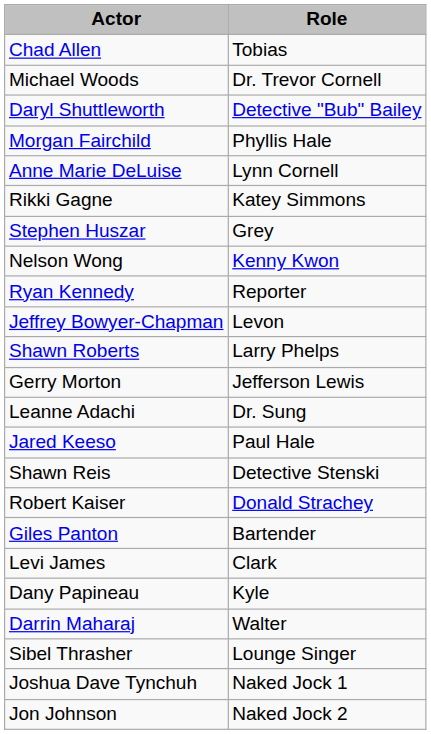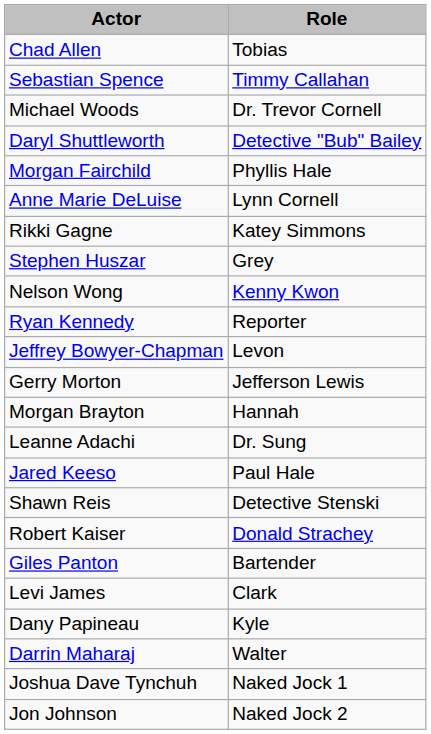+ row: (86, 79)
- row: (74, 351)
+ row: (77, 412)
- row: (71, 653)
